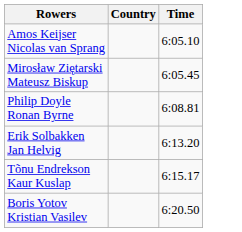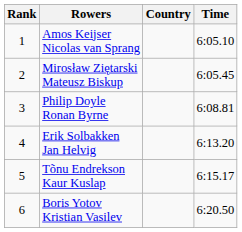+ column: (22, 14)
